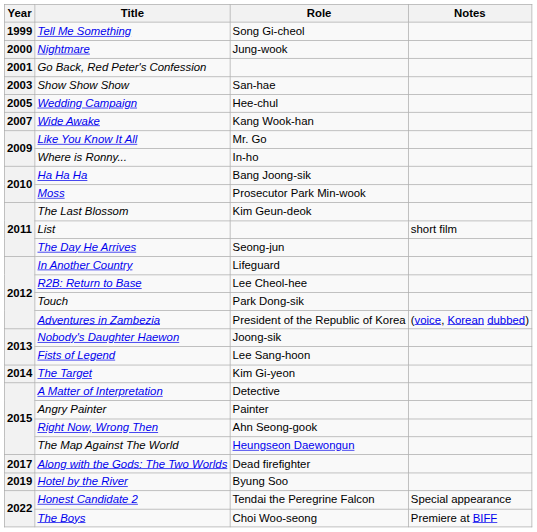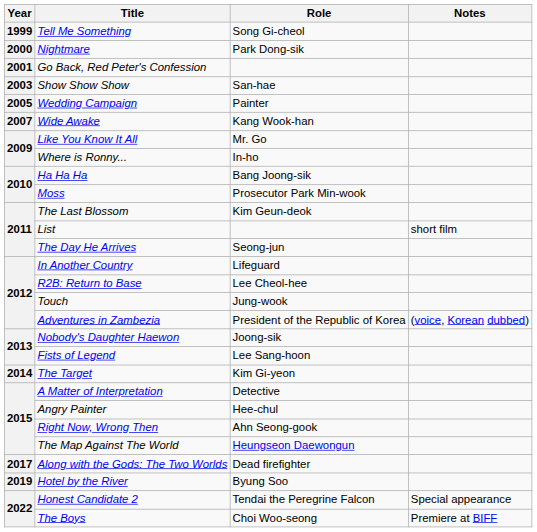(260, 49) Jung-wook -> (268, 49) Park Dong-sik
(255, 103) Hee-chul -> (251, 103) Painter
(268, 301) Park Dong-sik -> (260, 301) Jung-wook
(251, 409) Painter -> (255, 409) Hee-chul
